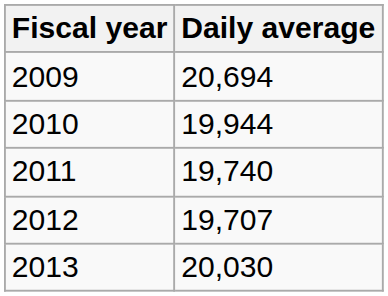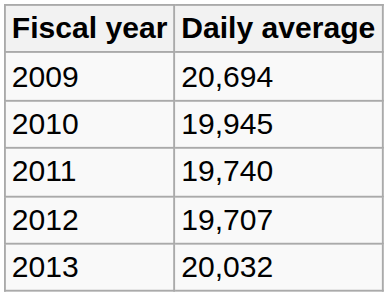(227, 123) 19,944 -> (227, 123) 19,945
(227, 266) 20,030 -> (227, 266) 20,032
